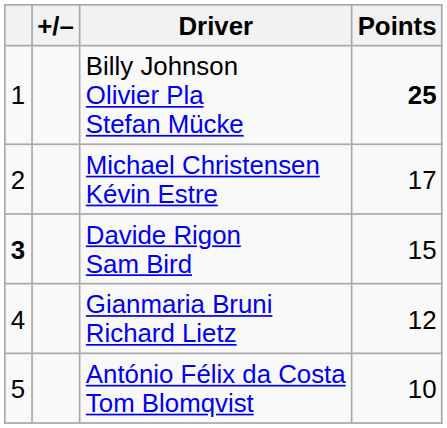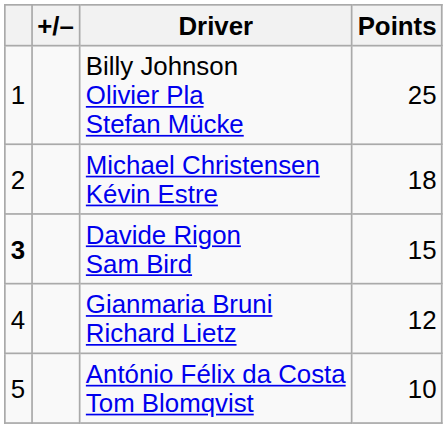(422, 95) bold -> (422, 95) normal
(422, 180) 17 -> (422, 180) 18
